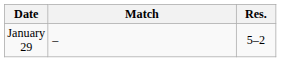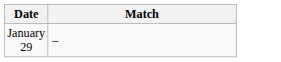- column: (256, 14)
